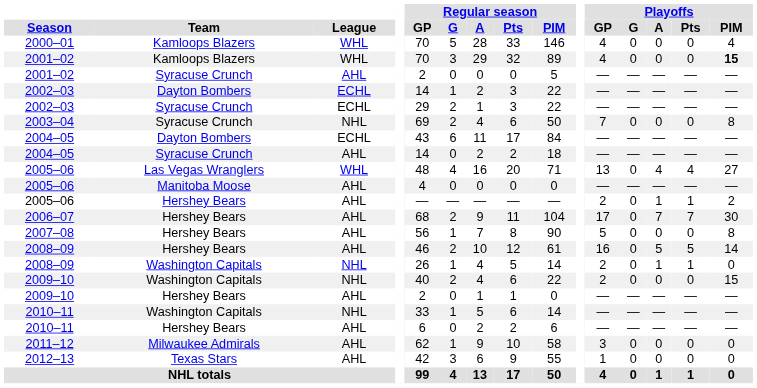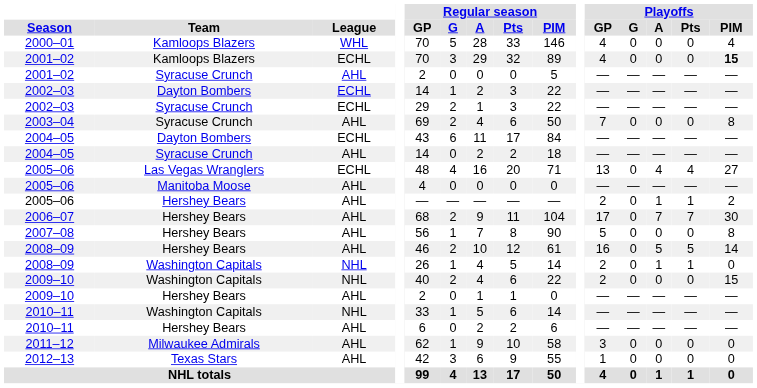(354, 59) WHL -> (354, 59) ECHL
(354, 122) NHL -> (354, 122) AHL
(354, 170) WHL -> (354, 170) ECHL
